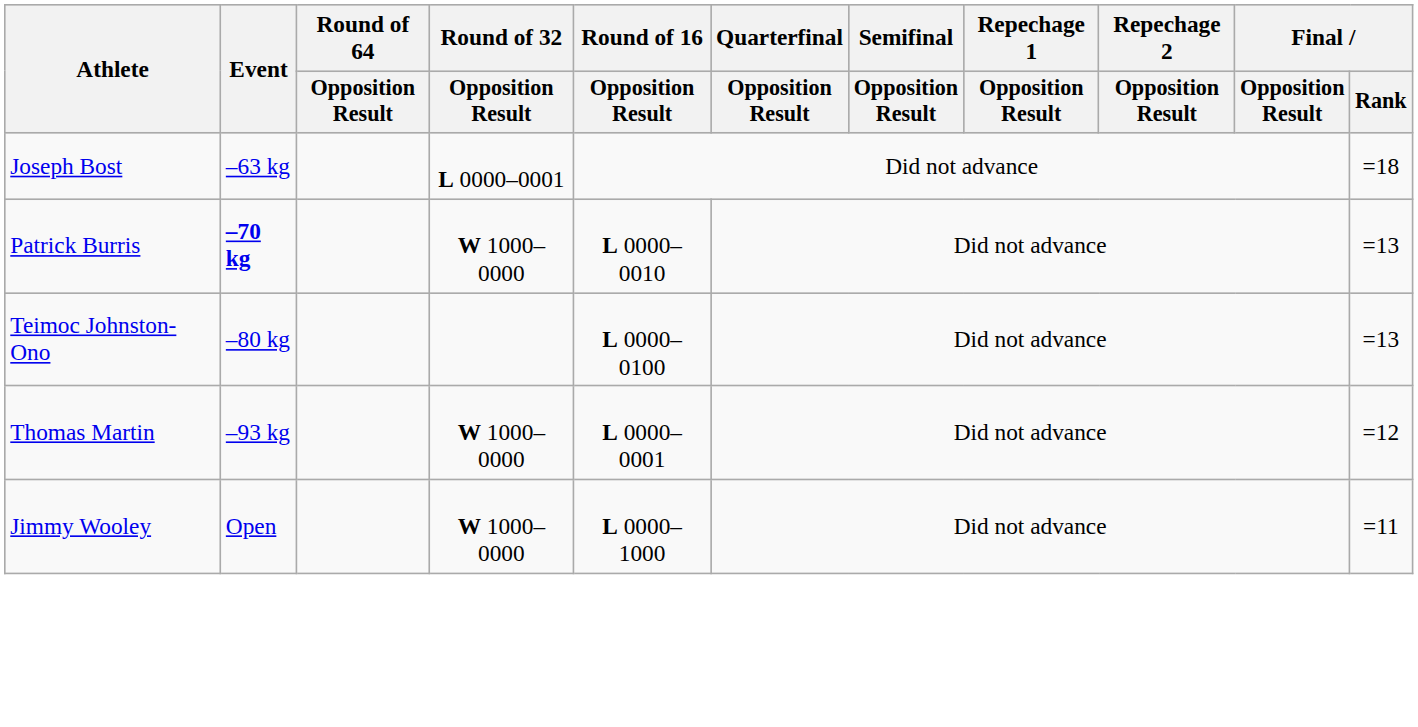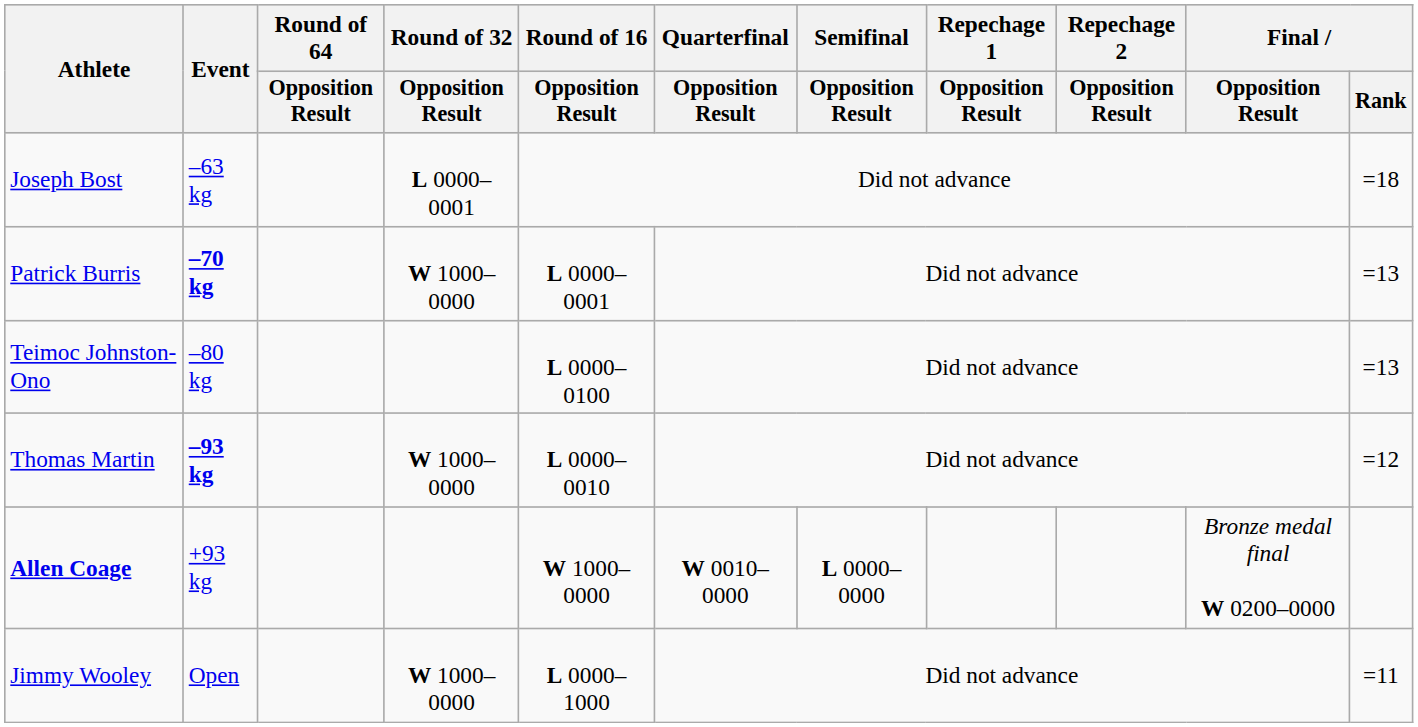(642, 259) L 0000–0010 -> (587, 287) L 0000–0001
(258, 433) normal -> (206, 460) bold
(642, 446) L 0000–0001 -> (587, 474) L 0000–0010
+ row: (71, 567)
